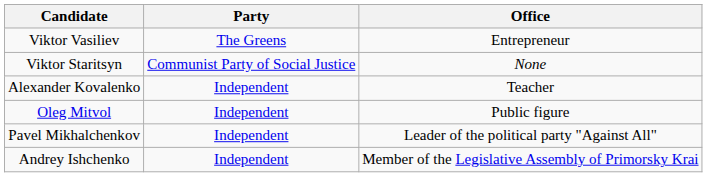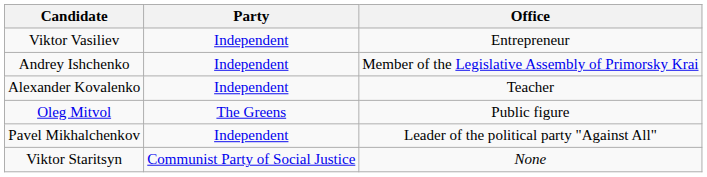(251, 40) The Greens -> (251, 40) Independent
rows swapped: (74, 159) <-> (74, 64)
(251, 111) Independent -> (251, 111) The Greens
